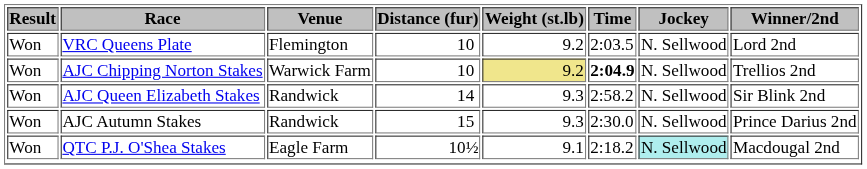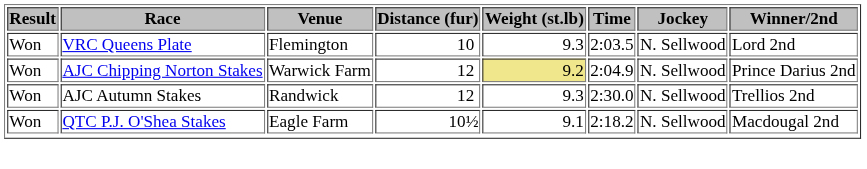(573, 44) 9.2 -> (573, 44) 9.3
(468, 70) 10 -> (468, 70) 12
(612, 70) bold -> (612, 70) normal
(774, 70) Trellios 2nd -> (794, 70) Prince Darius 2nd
- row: (161, 95)
(468, 121) 15 -> (468, 95) 12
(795, 121) Prince Darius 2nd -> (773, 95) Trellios 2nd
(684, 147) paleturquoise background -> (683, 121) no background
